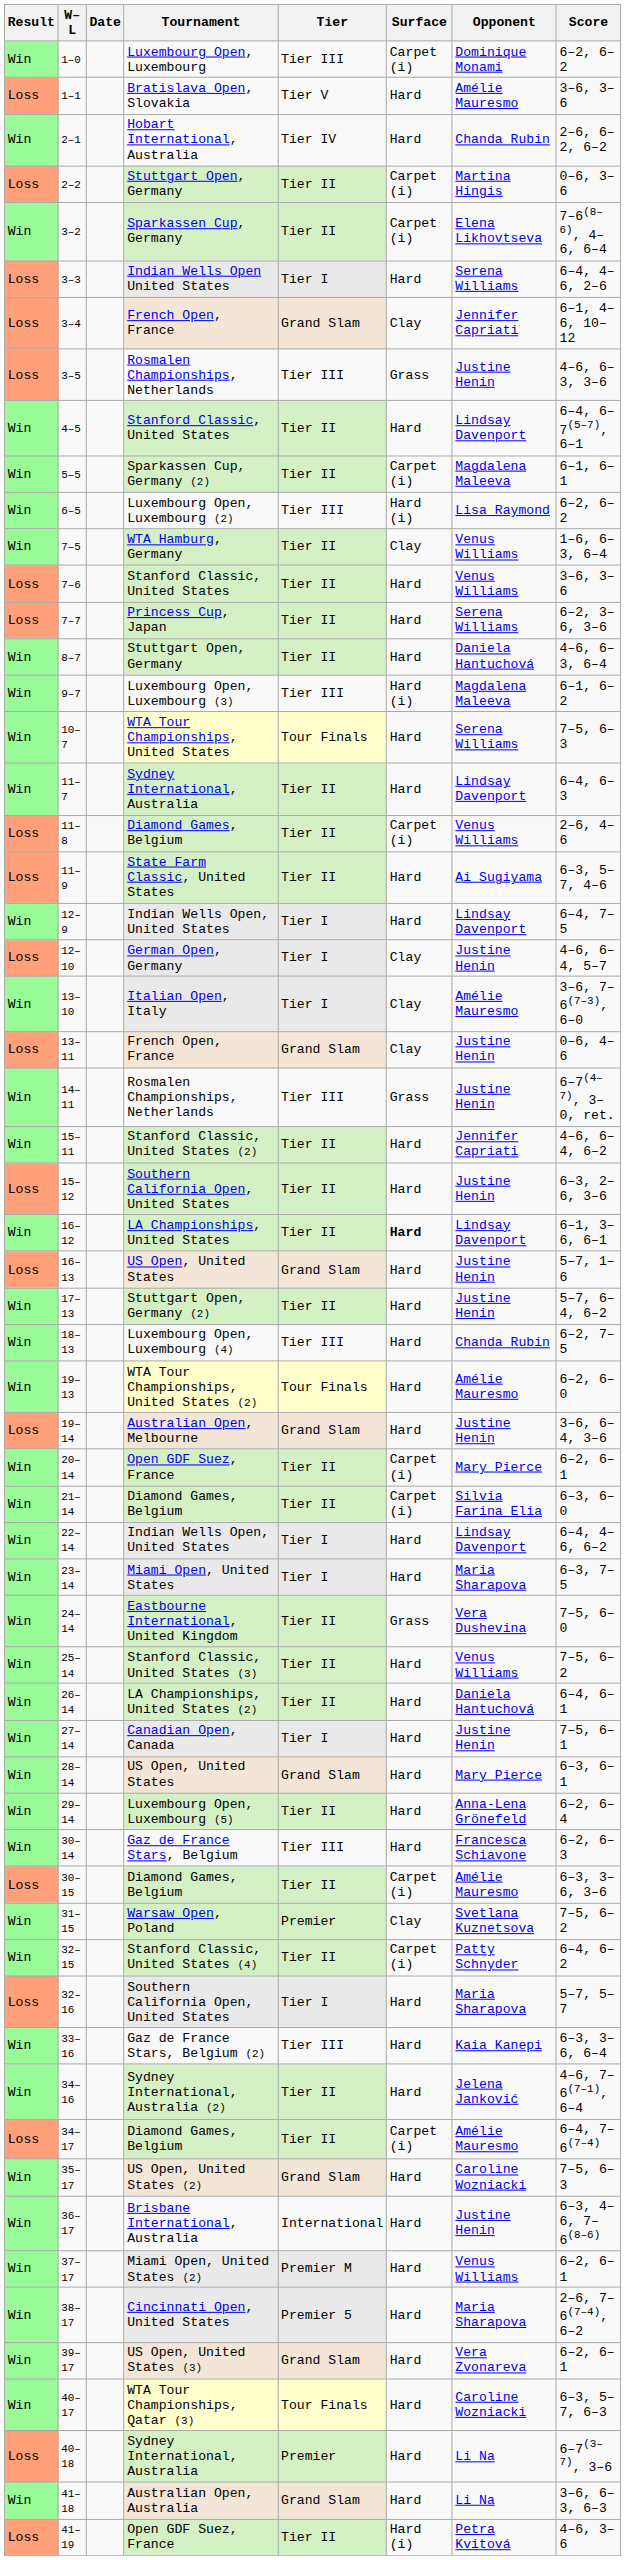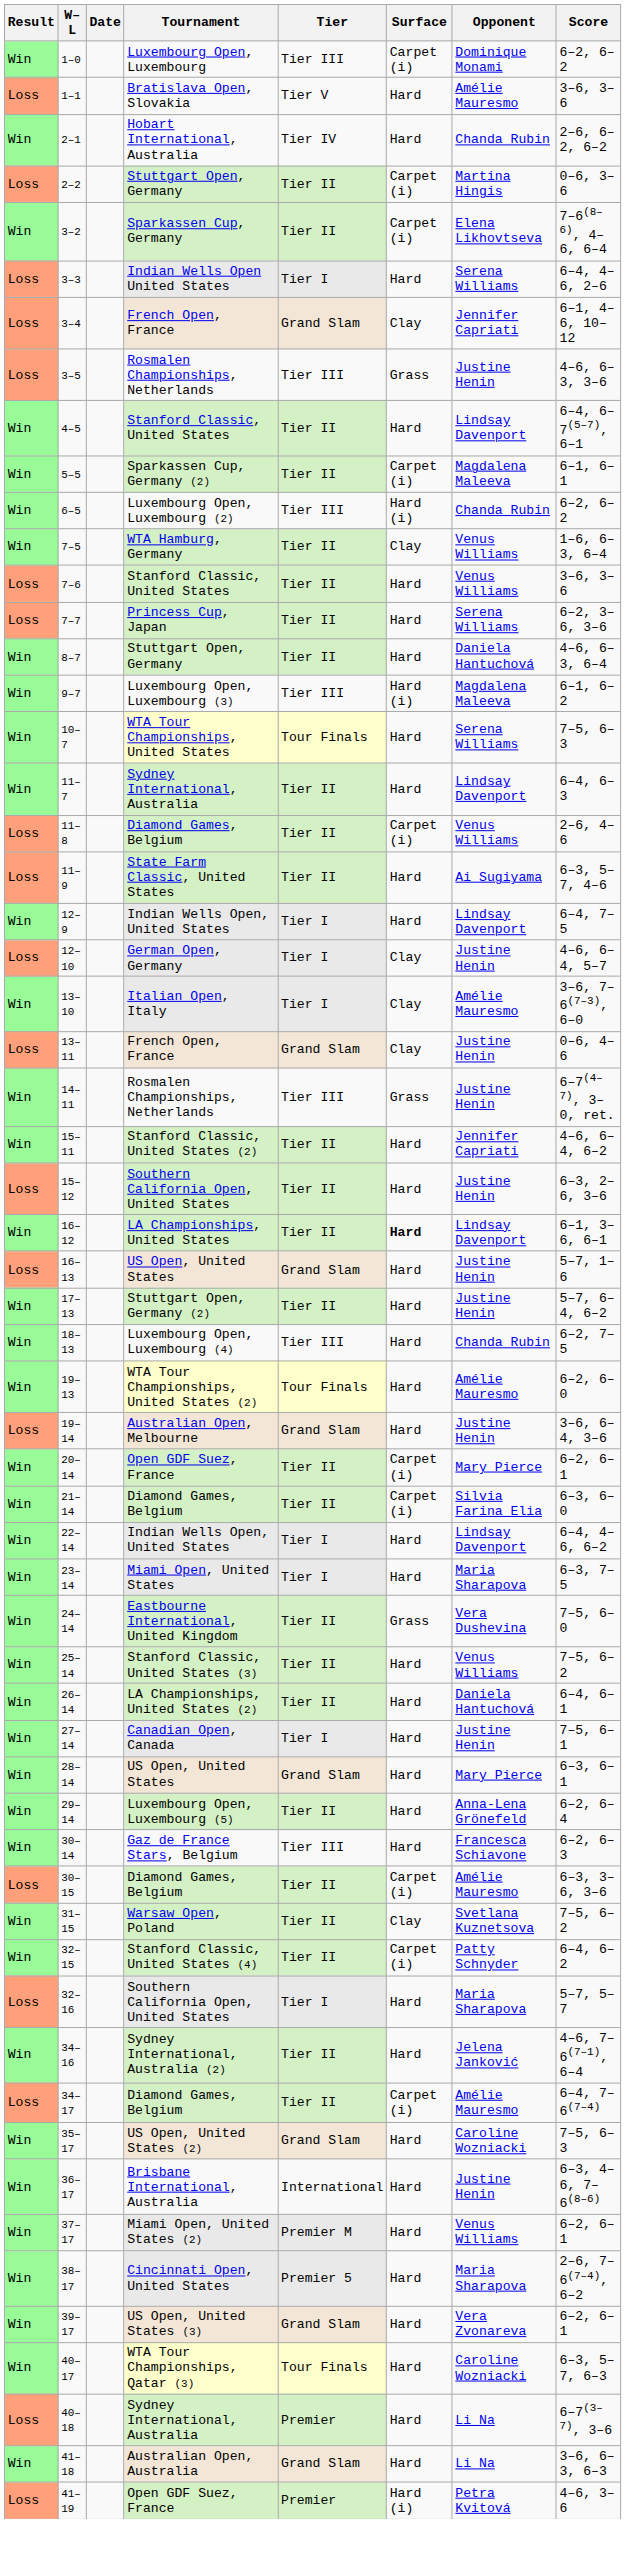(503, 511) Lisa Raymond -> (503, 511) Chanda Rubin
(309, 1921) Premier -> (309, 1921) Tier II
- row: (71, 2046)
(309, 2537) Tier II -> (309, 2501) Premier
